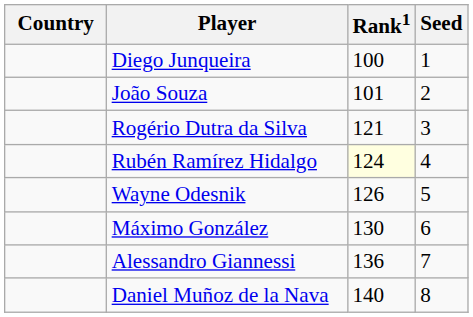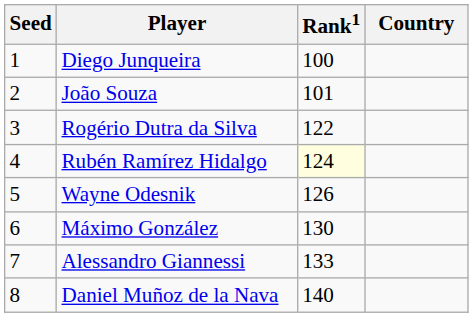columns swapped: (56, 24) <-> (441, 24)
(368, 127) 121 -> (318, 127) 122
(368, 261) 136 -> (318, 261) 133
